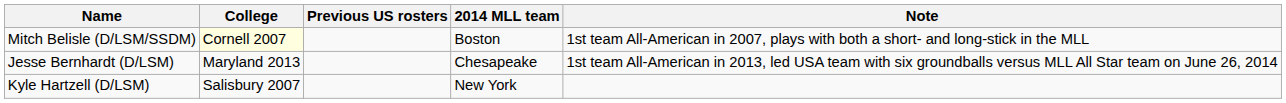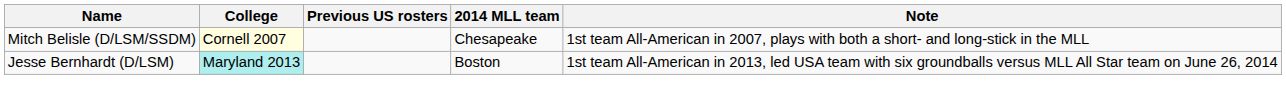(477, 39) Boston -> (496, 39) Chesapeake
(251, 62) no background -> (251, 62) paleturquoise background
(496, 62) Chesapeake -> (477, 62) Boston
- row: (79, 86)
